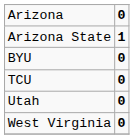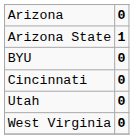+ row: (47, 80)
- row: (20, 80)
